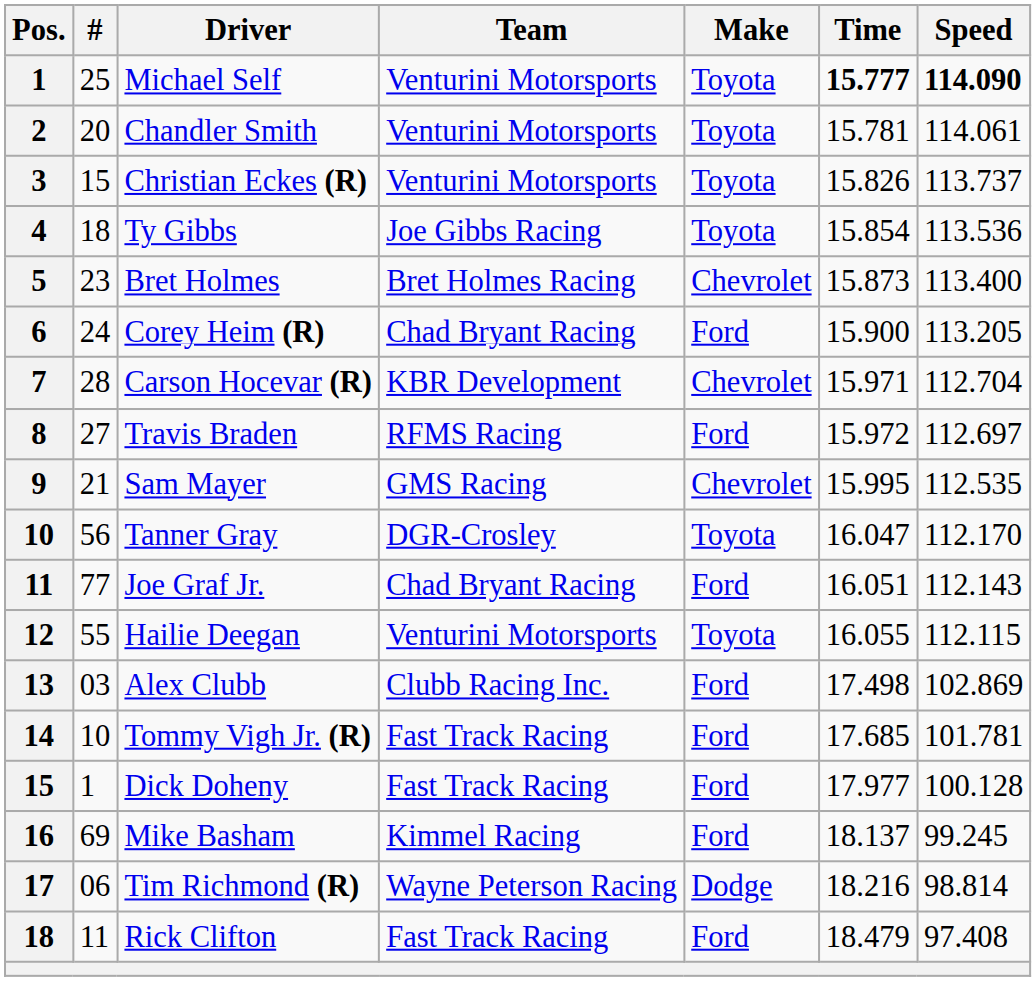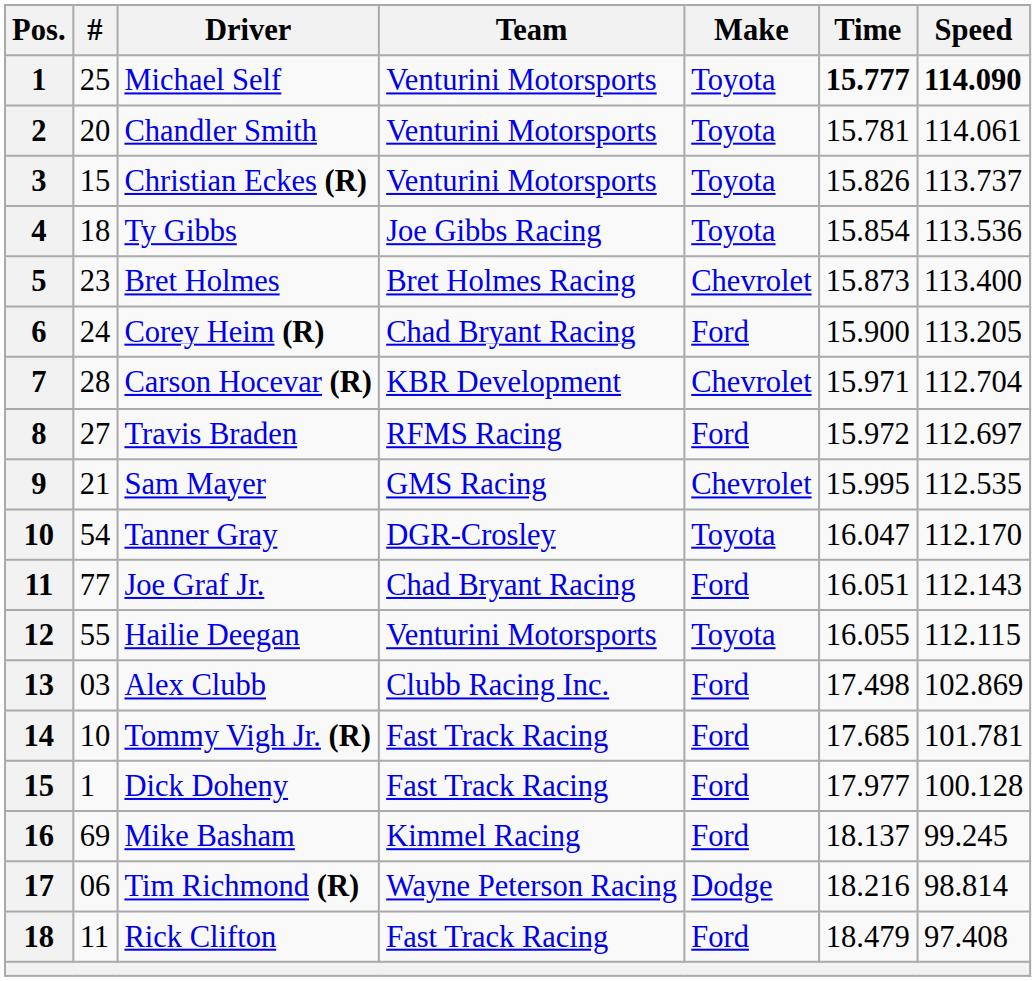(95, 533) 56 -> (95, 533) 54
